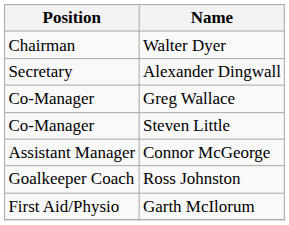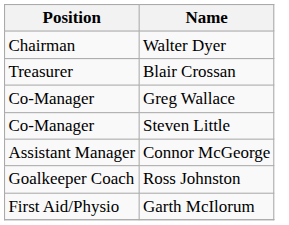- row: (212, 71)
+ row: (189, 71)
